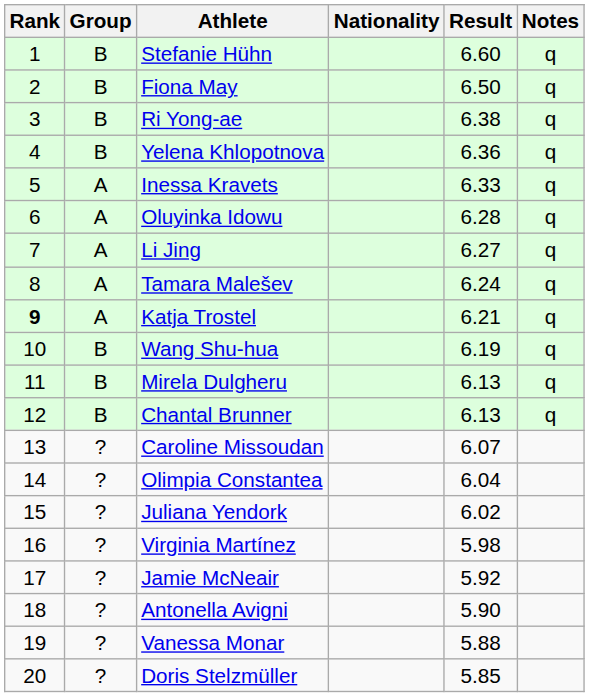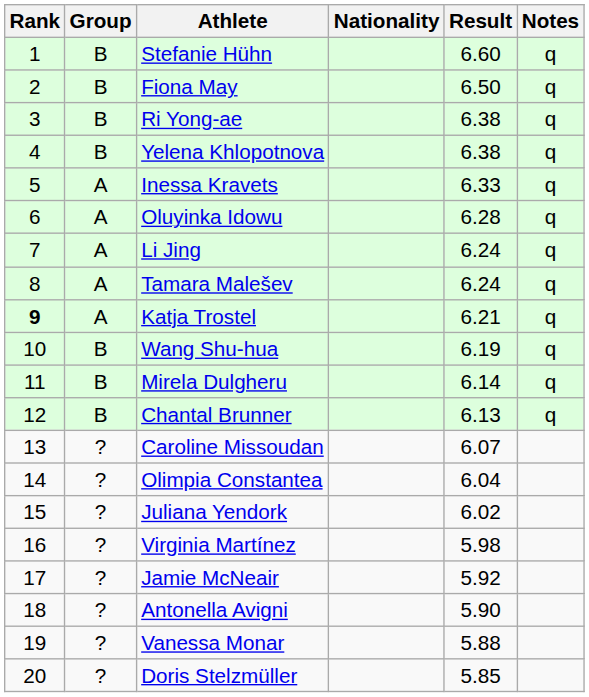(481, 152) 6.36 -> (481, 152) 6.38
(481, 250) 6.27 -> (481, 250) 6.24
(481, 381) 6.13 -> (481, 381) 6.14
